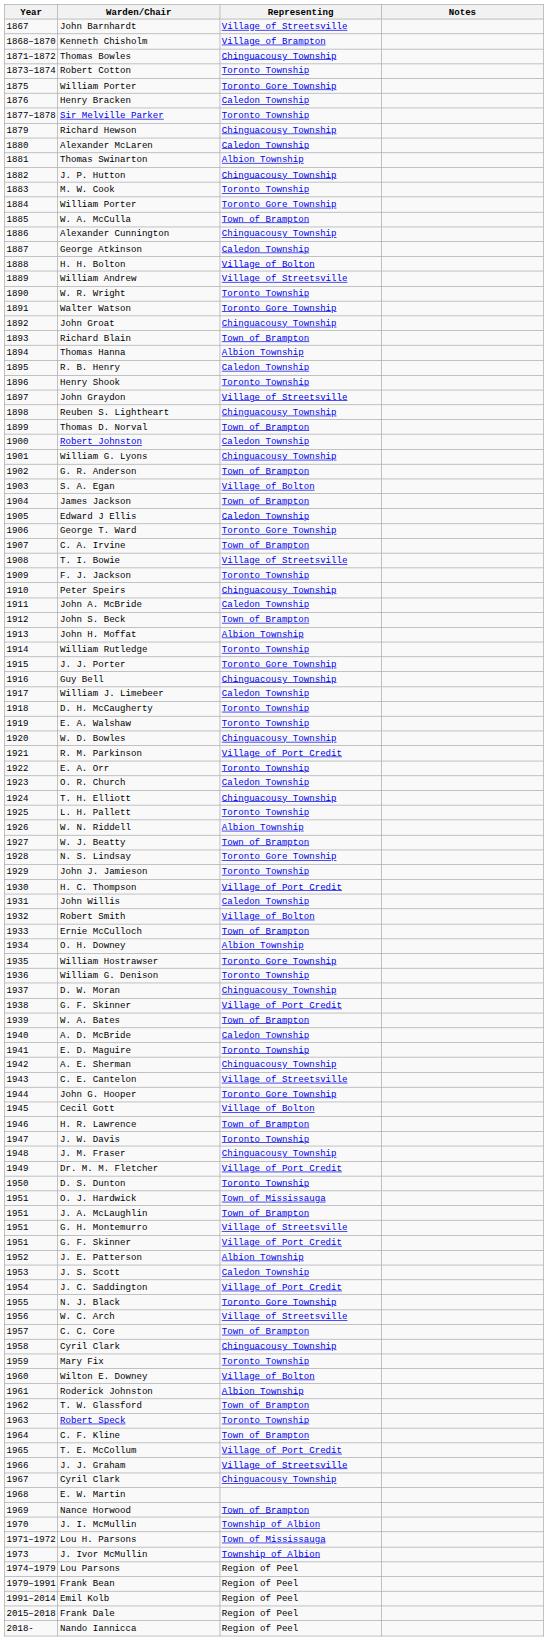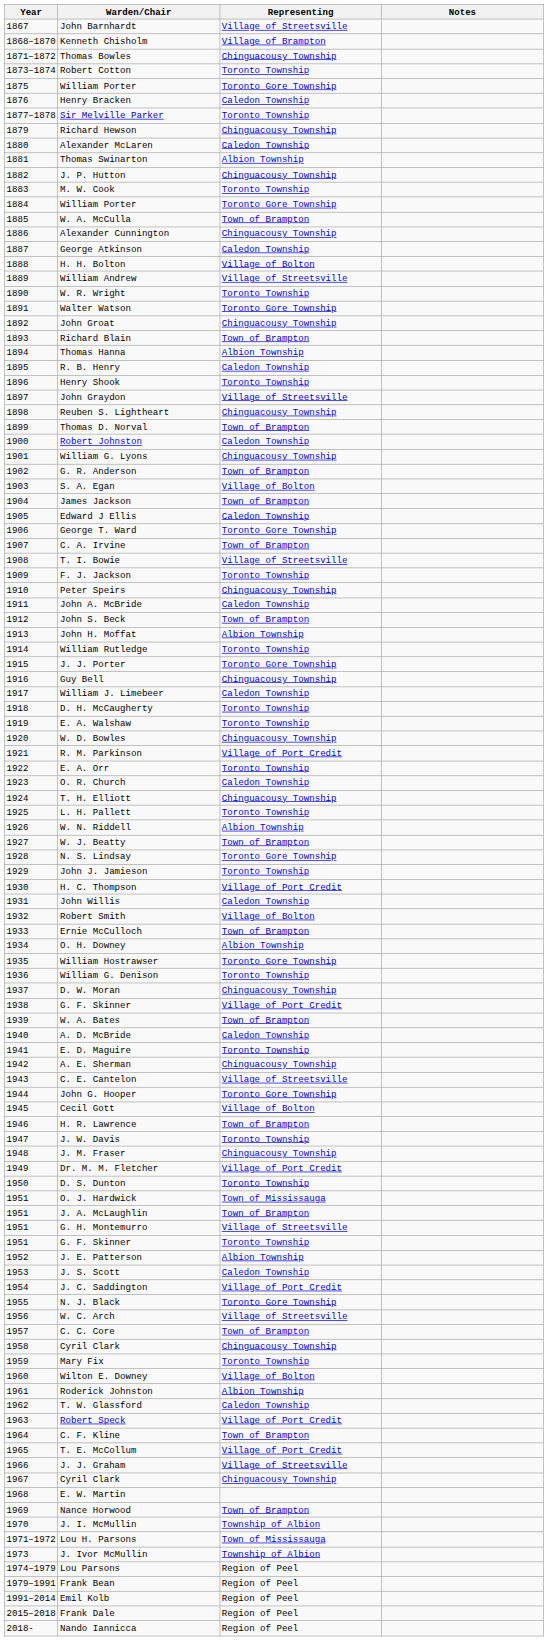(282, 1243) Village of Port Credit -> (266, 1243) Toronto Township
(266, 1406) Town of Brampton -> (266, 1406) Caledon Township
(266, 1421) Toronto Township -> (282, 1421) Village of Port Credit
